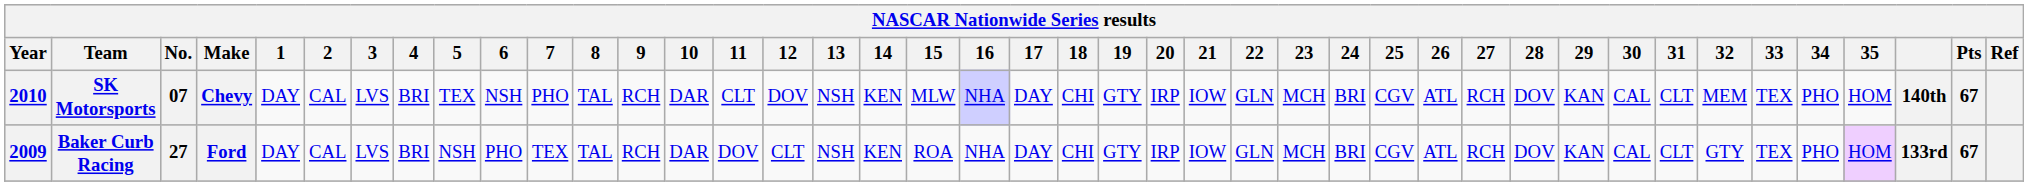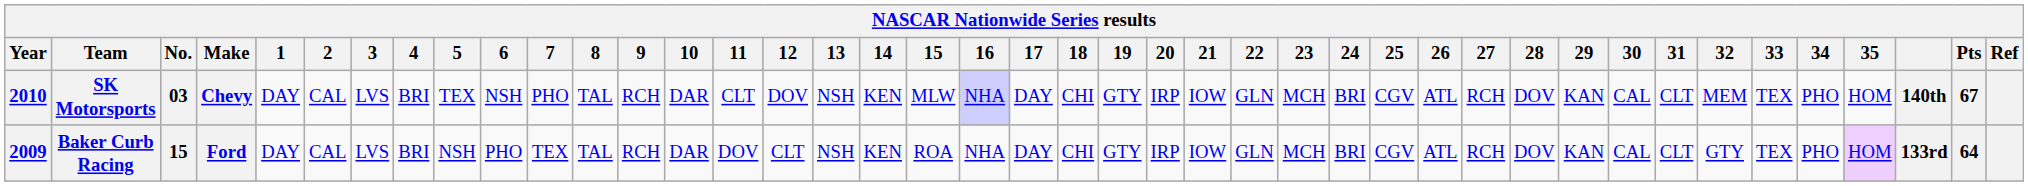(178, 97) 07 -> (178, 97) 03
(178, 153) 27 -> (178, 153) 15
(1969, 153) 67 -> (1969, 153) 64
